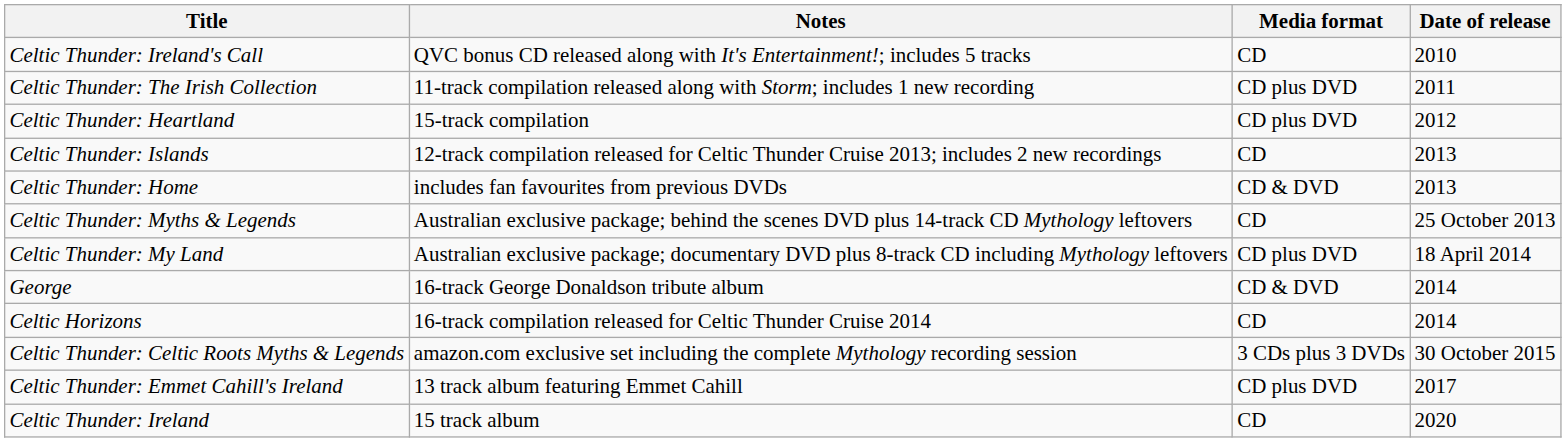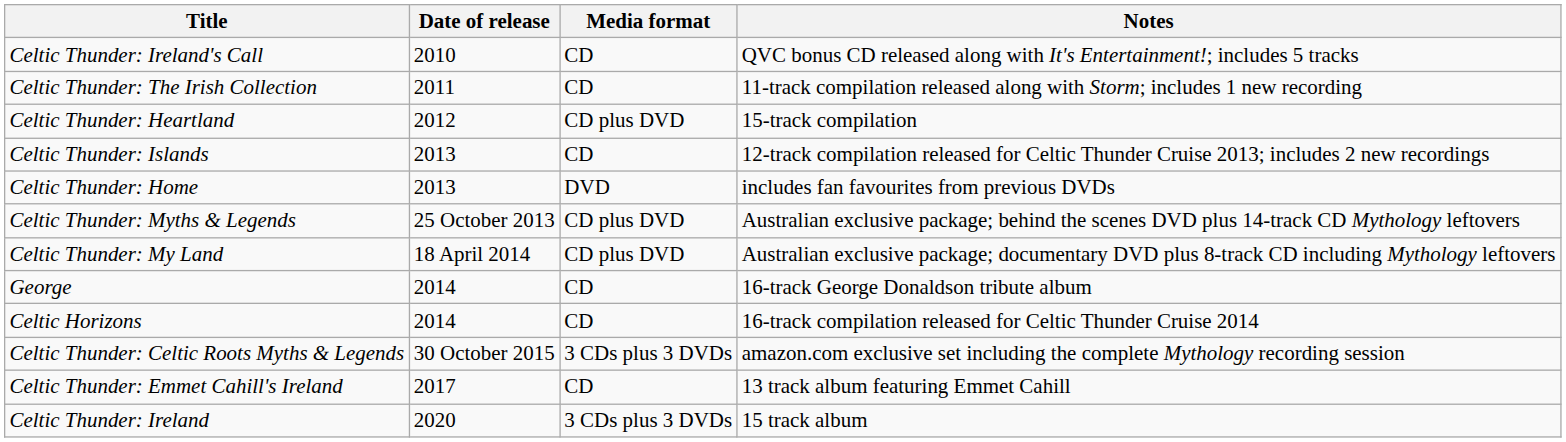columns swapped: (1485, 21) <-> (821, 21)
(1297, 87) CD plus DVD -> (579, 87) CD
(1288, 187) CD & DVD -> (587, 187) DVD
(1252, 220) CD -> (624, 220) CD plus DVD
(1288, 287) CD & DVD -> (579, 287) CD
(1297, 386) CD plus DVD -> (579, 386) CD
(1252, 420) CD -> (648, 420) 3 CDs plus 3 DVDs
